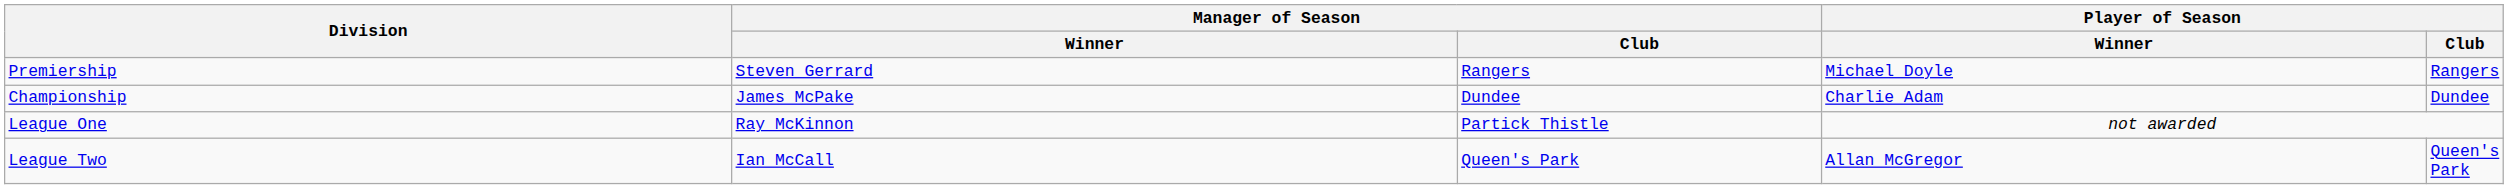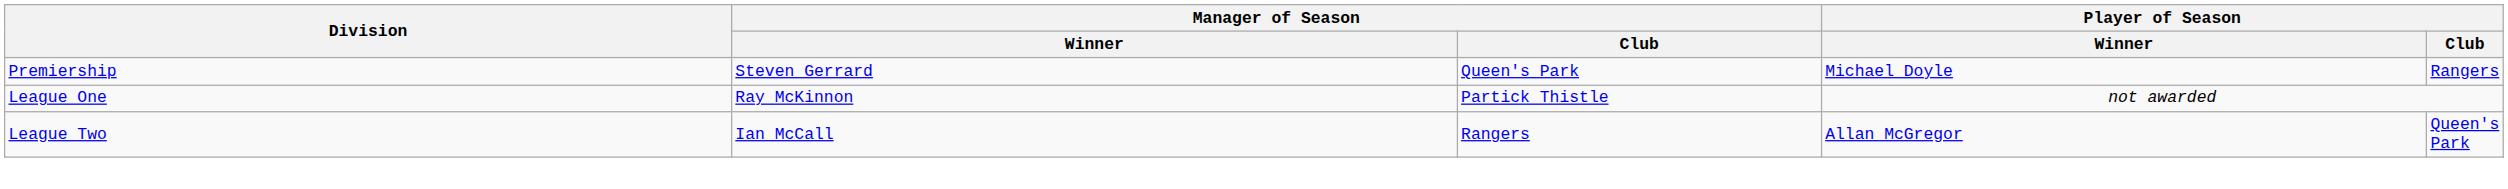(1496, 71) Rangers -> (1520, 71) Queen's Park
- row: (68, 98)
(1520, 161) Queen's Park -> (1495, 134) Rangers
